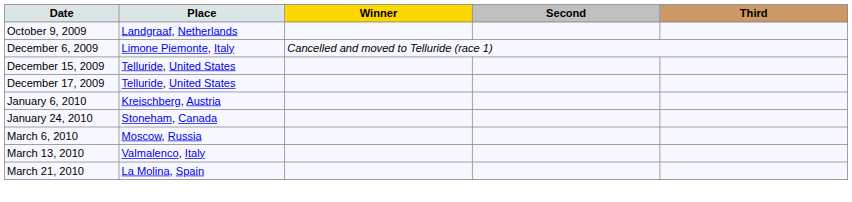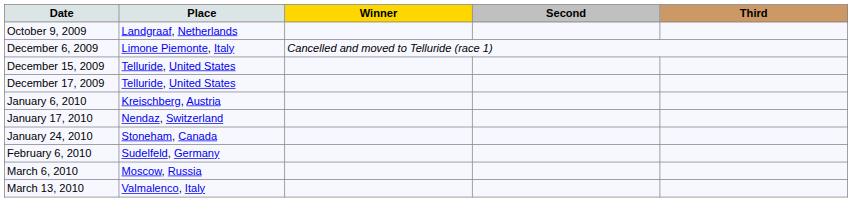+ row: (50, 118)
+ row: (49, 153)
- row: (45, 171)
